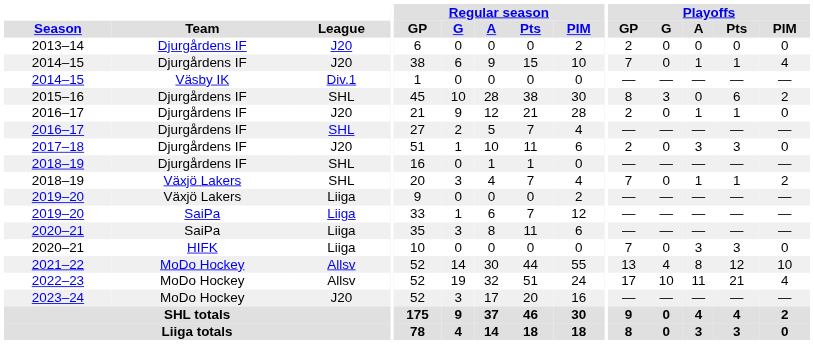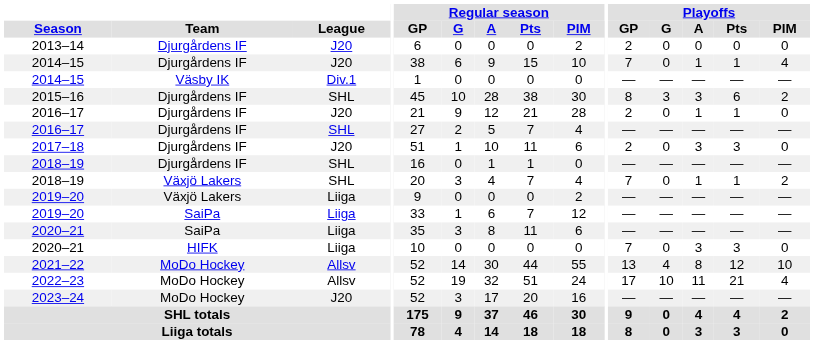(698, 96) 0 -> (698, 96) 3
